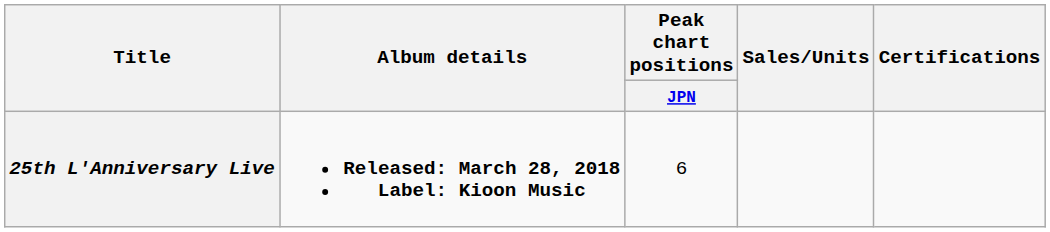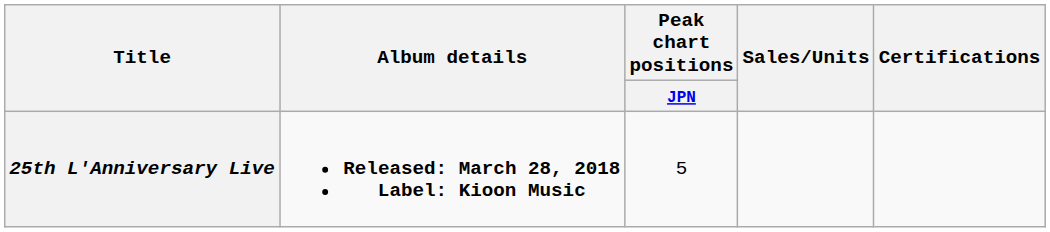(681, 169) 6 -> (681, 169) 5
